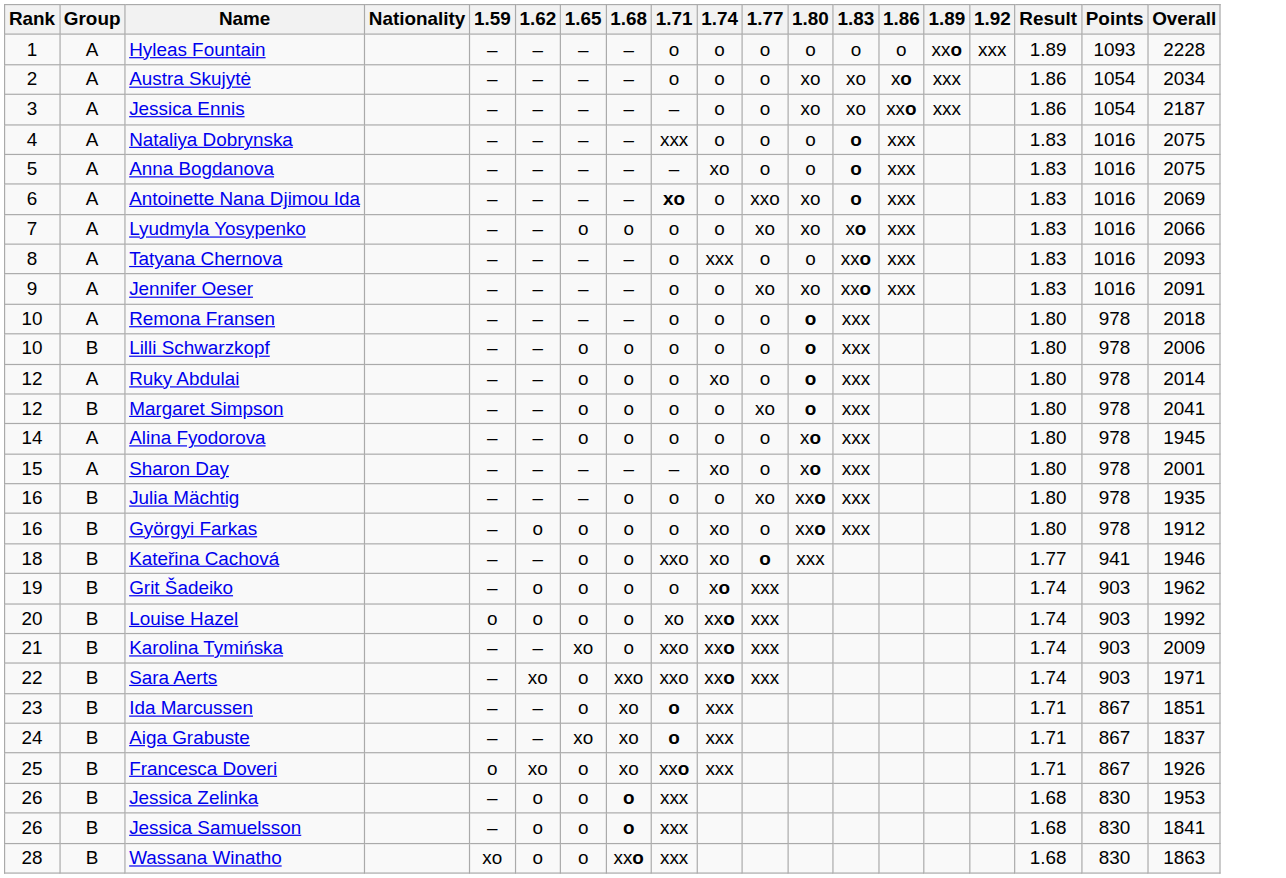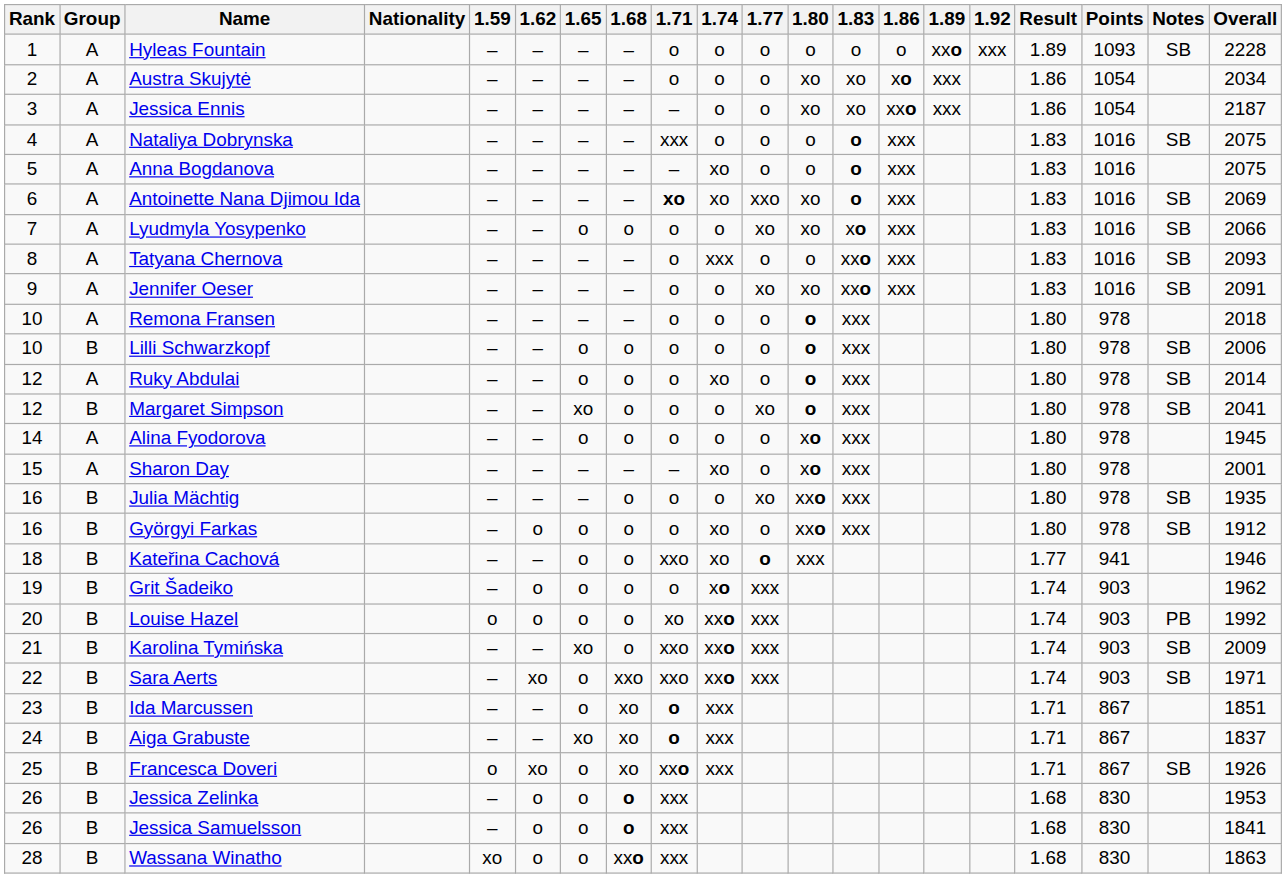+ column: (1178, 19)
(720, 199) o -> (720, 199) xo
(583, 408) o -> (583, 408) xo
